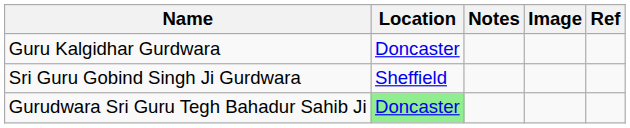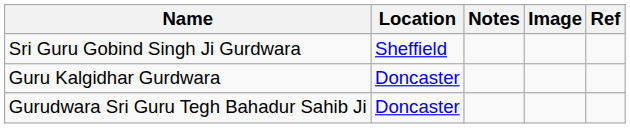rows swapped: (155, 78) <-> (115, 48)
(417, 107) lightgreen background -> (417, 107) no background
